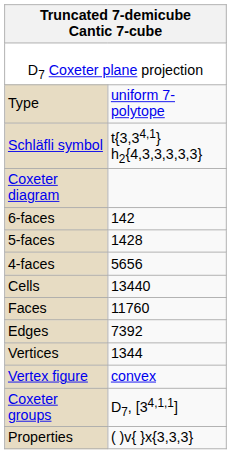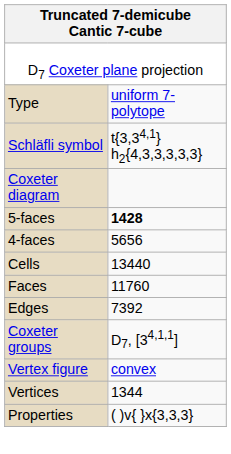- row: (31, 218)
(127, 241) normal -> (127, 218) bold
rows swapped: (33, 354) <-> (33, 407)
